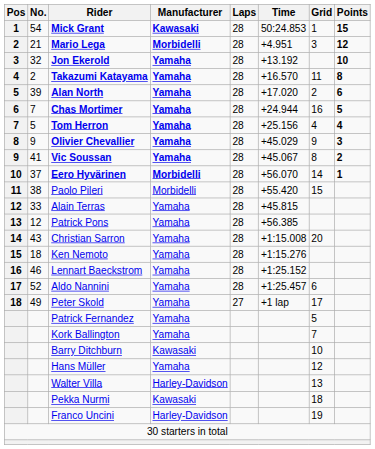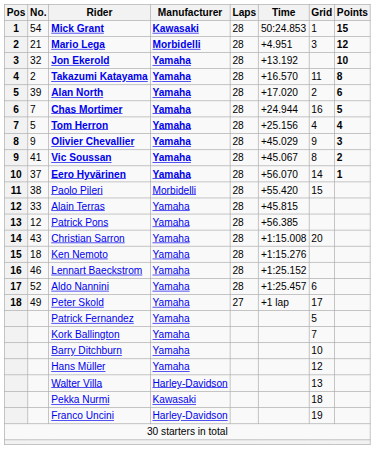(177, 174) Morbidelli -> (172, 174) Yamaha
(174, 351) Kawasaki -> (171, 351) Yamaha
